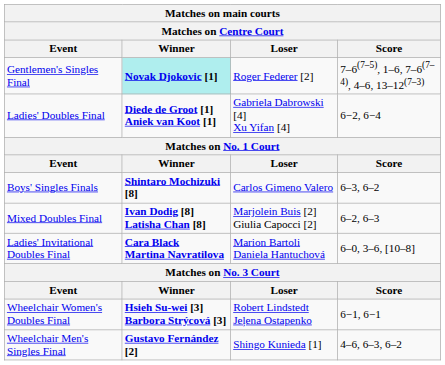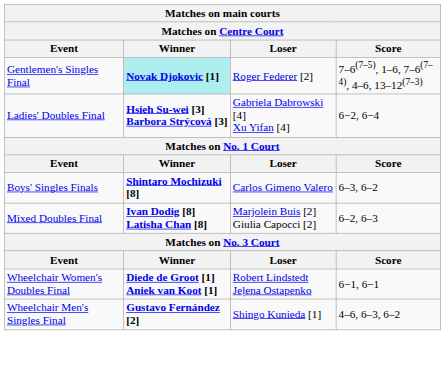(170, 115) Diede de Groot [1] Aniek van Koot [1] -> (177, 115) Hsieh Su-wei [3] Barbora Strýcová [3]
- row: (50, 248)
(175, 314) Hsieh Su-wei [3] Barbora Strýcová [3] -> (172, 284) Diede de Groot [1] Aniek van Koot [1]
